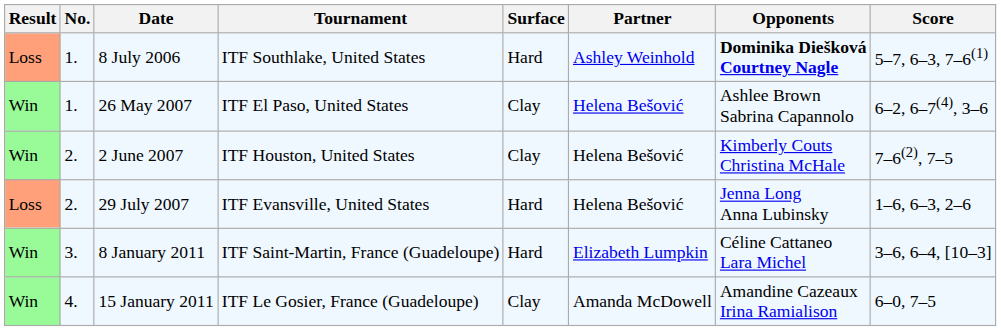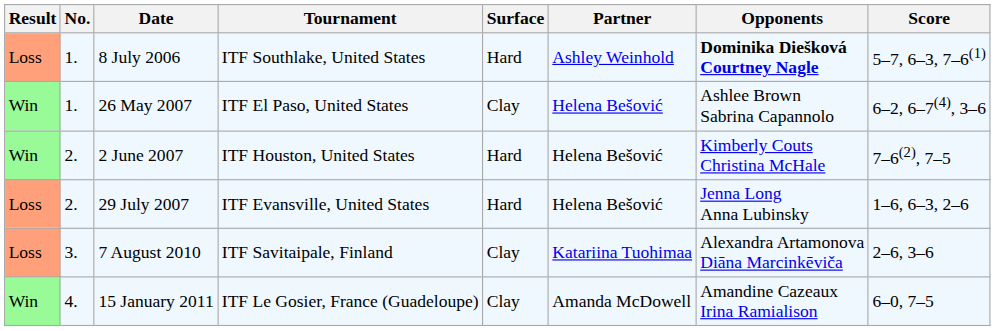(524, 154) Clay -> (504, 154) Hard
+ row: (150, 252)
- row: (152, 252)
